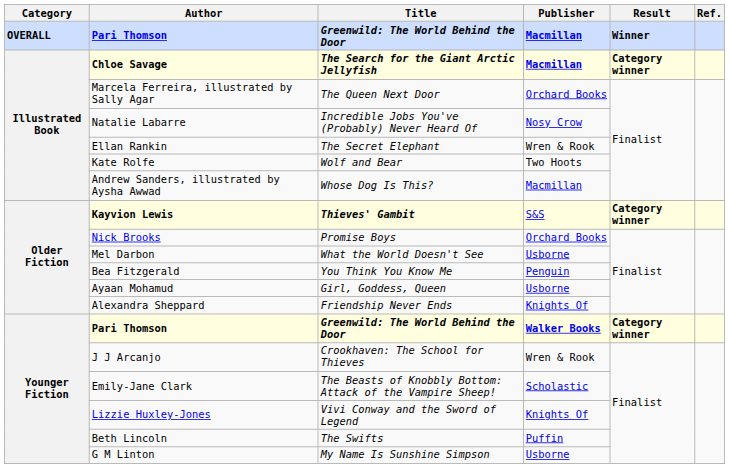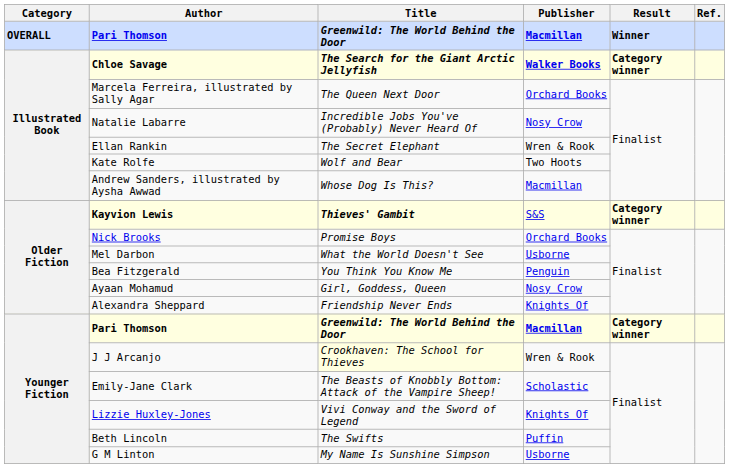(554, 65) Macmillan -> (563, 65) Walker Books
(548, 288) Usborne -> (554, 288) Nosy Crow
(563, 328) Walker Books -> (554, 328) Macmillan
(402, 357) no background -> (402, 357) lightyellow background
